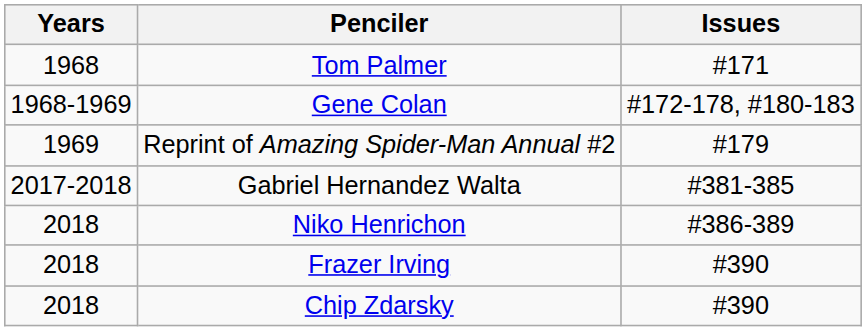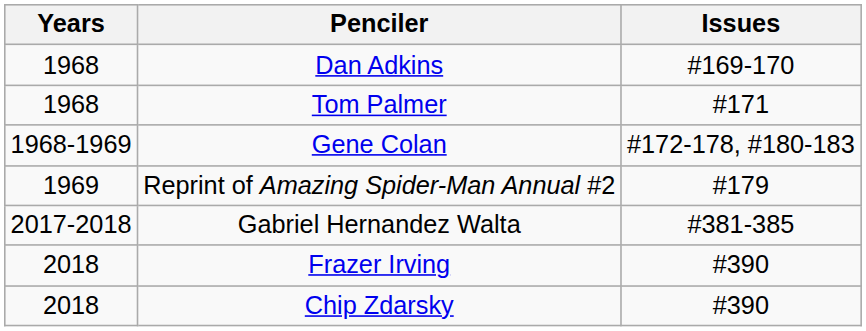+ row: (379, 64)
- row: (379, 225)
